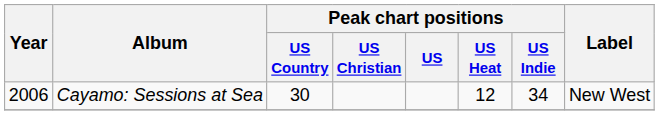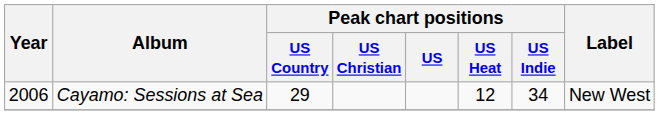(300, 95) 30 -> (300, 95) 29
